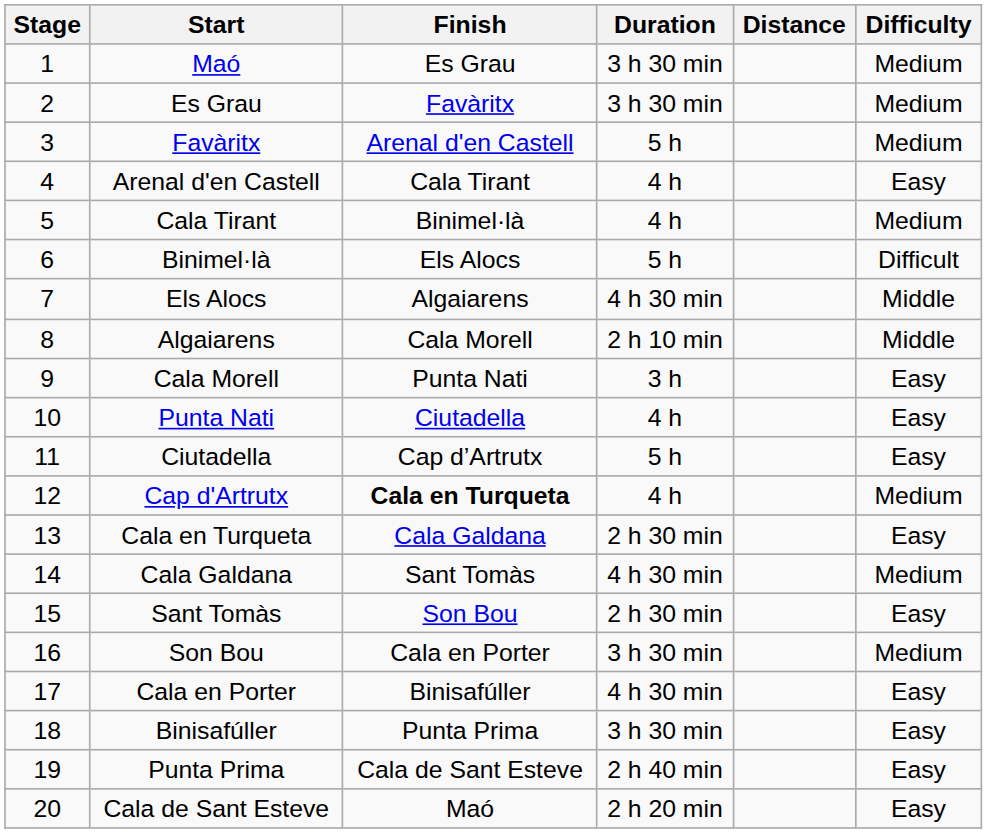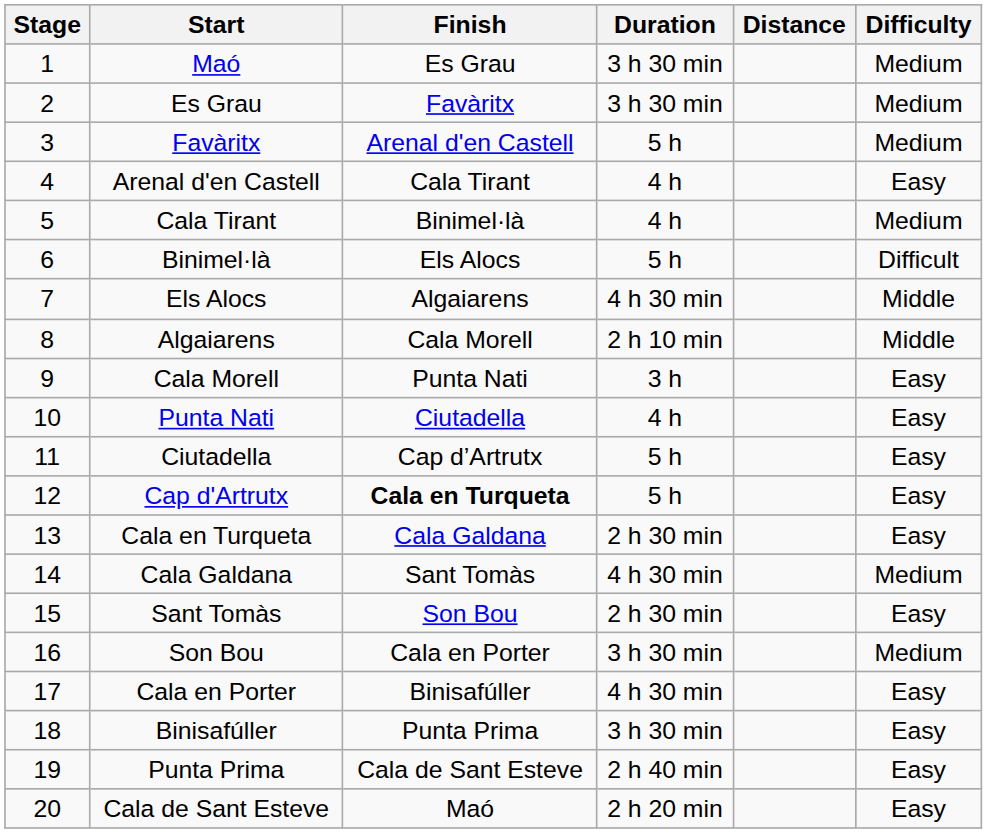(665, 495) 4 h -> (665, 495) 5 h
(918, 495) Medium -> (918, 495) Easy
